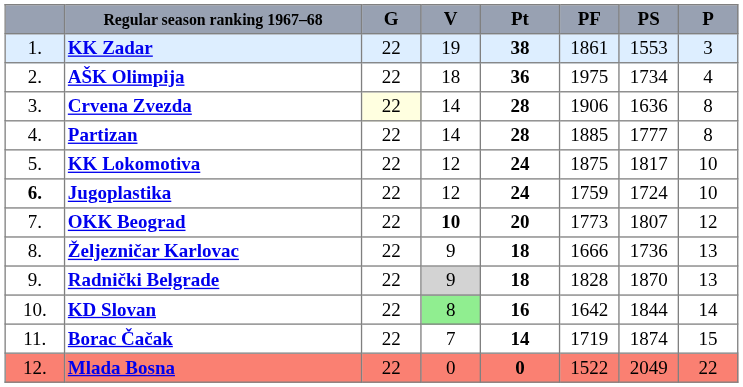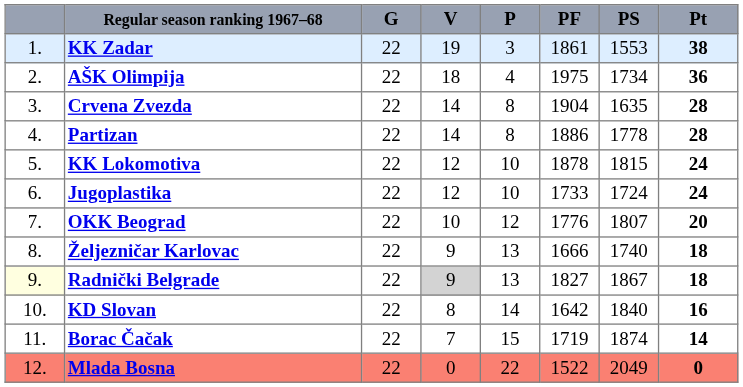columns swapped: (708, 19) <-> (520, 19)
(391, 106) lightyellow background -> (391, 106) no background
(589, 106) 1906 -> (569, 106) 1904
(649, 106) 1636 -> (629, 106) 1635
(589, 135) 1885 -> (569, 135) 1886
(649, 135) 1777 -> (629, 135) 1778
(589, 164) 1875 -> (569, 164) 1878
(649, 164) 1817 -> (629, 164) 1815
(35, 193) bold -> (35, 193) normal
(589, 193) 1759 -> (569, 193) 1733
(451, 222) bold -> (451, 222) normal
(589, 222) 1773 -> (569, 222) 1776
(649, 251) 1736 -> (629, 251) 1740
(35, 280) no background -> (35, 280) lightyellow background
(589, 280) 1828 -> (569, 280) 1827
(649, 280) 1870 -> (629, 280) 1867
(451, 309) lightgreen background -> (451, 309) no background
(649, 309) 1844 -> (629, 309) 1840
